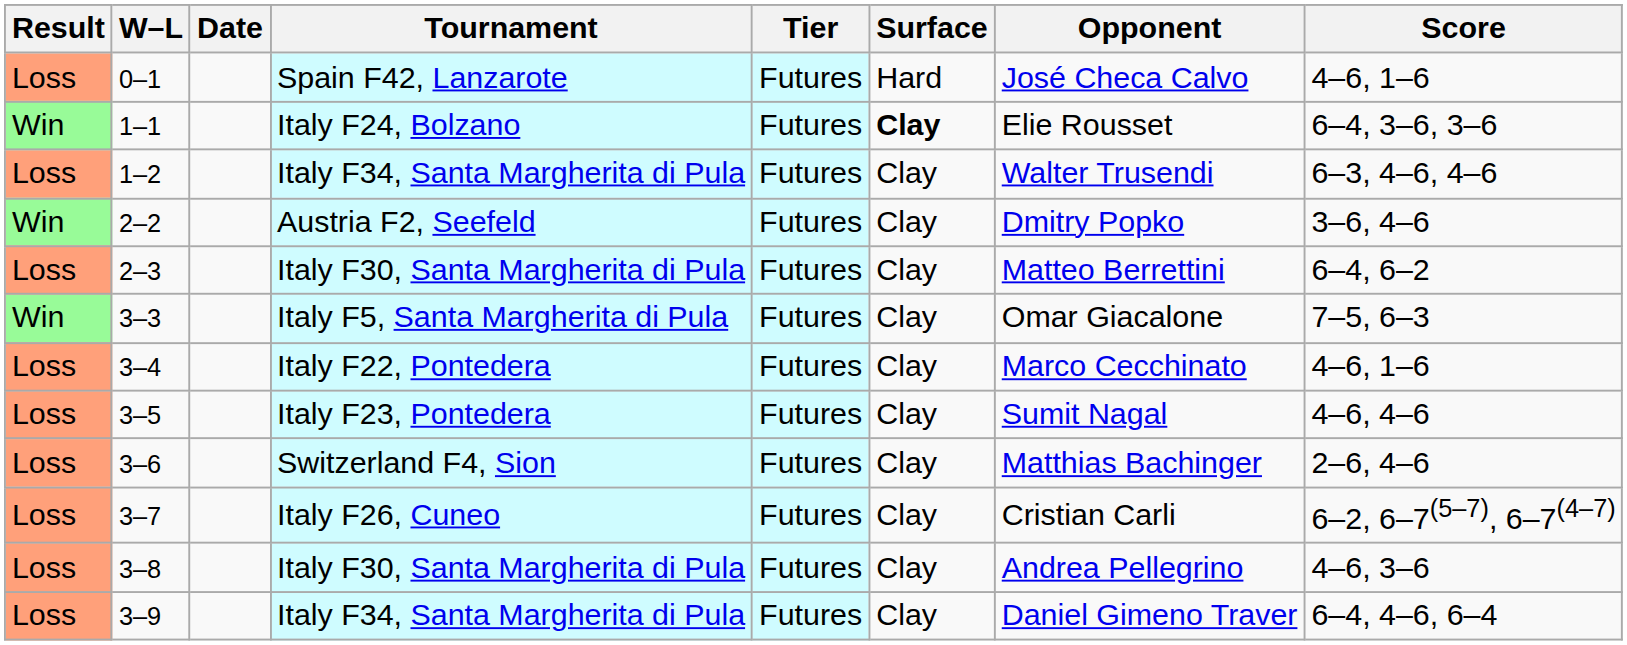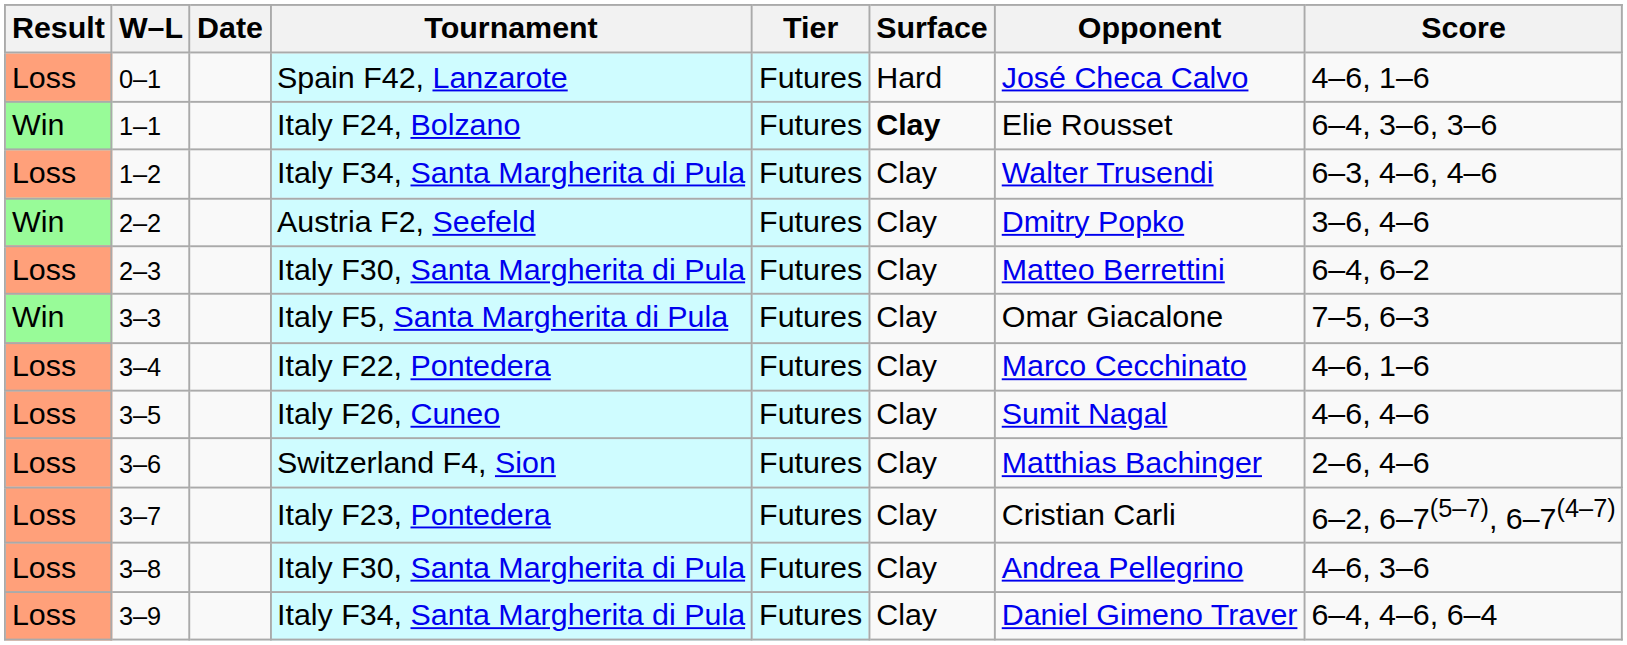(414, 414) Italy F23, Pontedera -> (389, 414) Italy F26, Cuneo
(389, 514) Italy F26, Cuneo -> (414, 514) Italy F23, Pontedera
